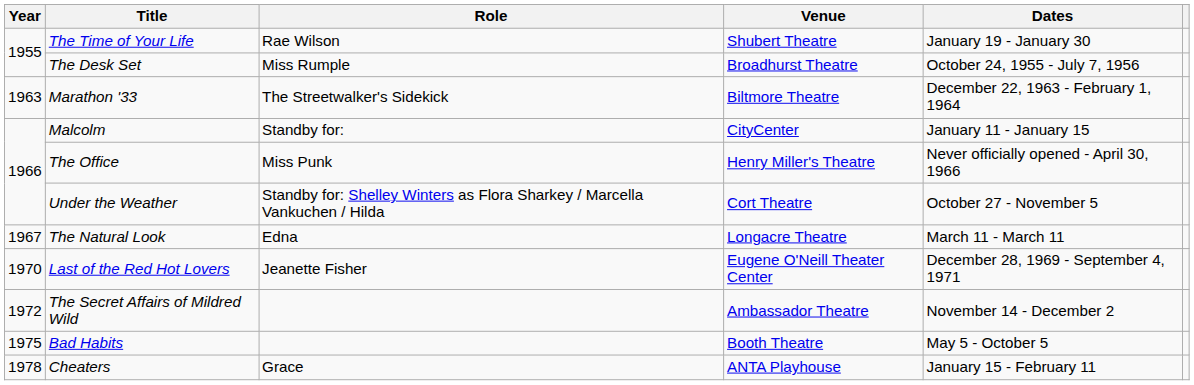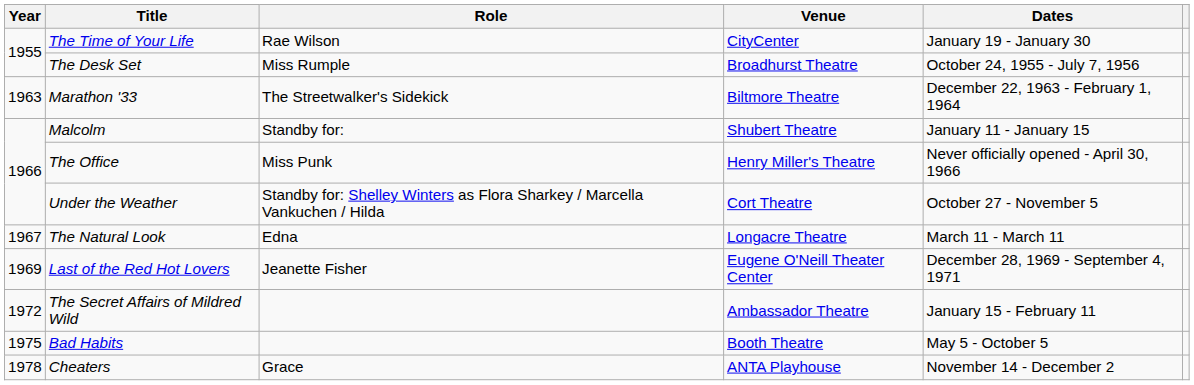(782, 40) Shubert Theatre -> (763, 40) CityCenter
(763, 130) CityCenter -> (782, 130) Shubert Theatre
(25, 269) 1970 -> (25, 269) 1969
(1020, 310) November 14 - December 2 -> (1011, 310) January 15 - February 11
(1011, 367) January 15 - February 11 -> (1020, 367) November 14 - December 2
